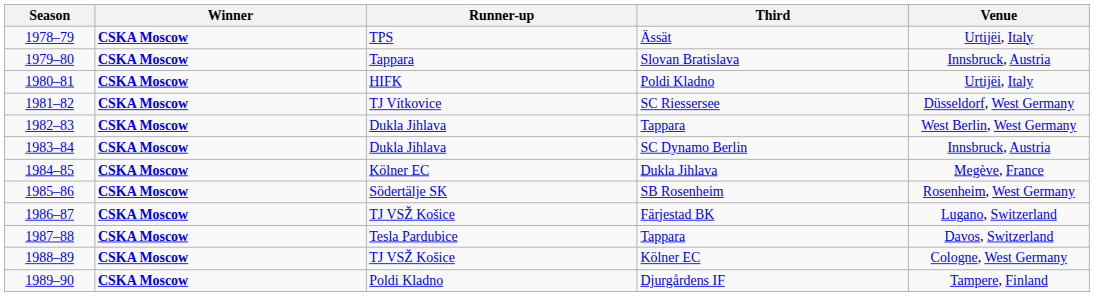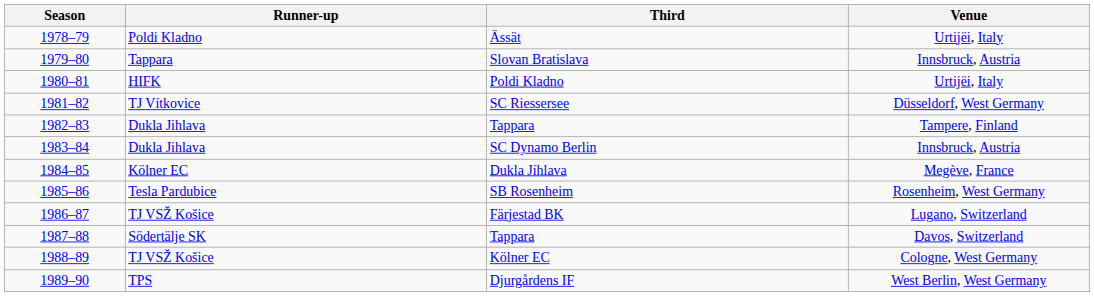- column: (230, 15)
(381, 37) TPS -> (165, 37) Poldi Kladno
(999, 125) West Berlin, West Germany -> (969, 125) Tampere, Finland
(408, 192) Södertälje SK -> (172, 192) Tesla Pardubice
(413, 236) Tesla Pardubice -> (167, 236) Södertälje SK
(406, 280) Poldi Kladno -> (140, 280) TPS
(999, 280) Tampere, Finland -> (969, 280) West Berlin, West Germany
